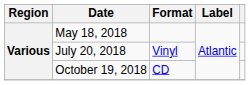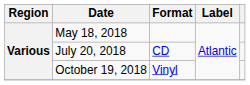(165, 51) Vinyl -> (161, 51) CD
(161, 70) CD -> (165, 70) Vinyl
